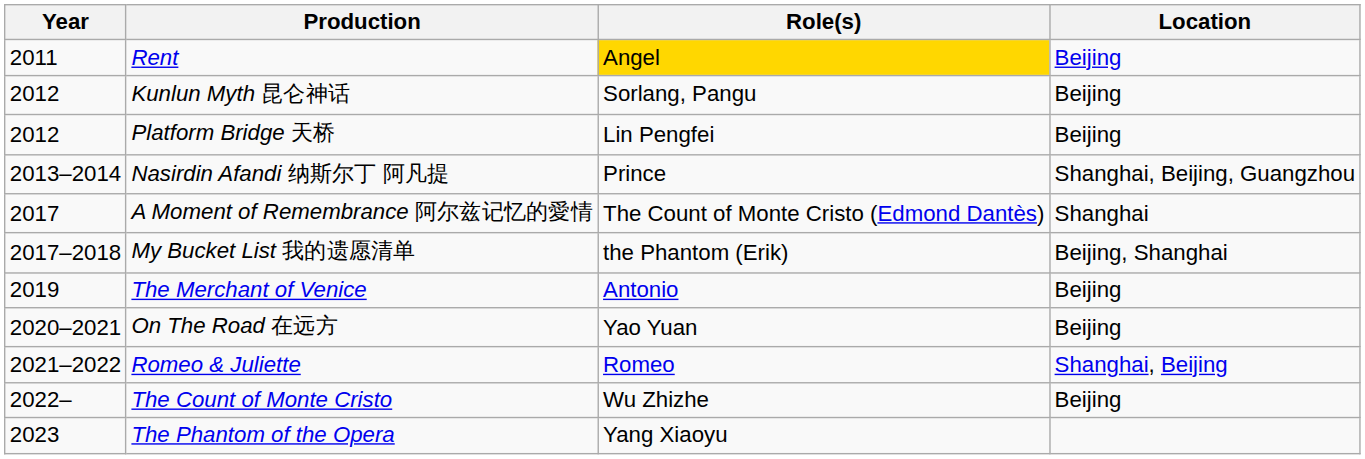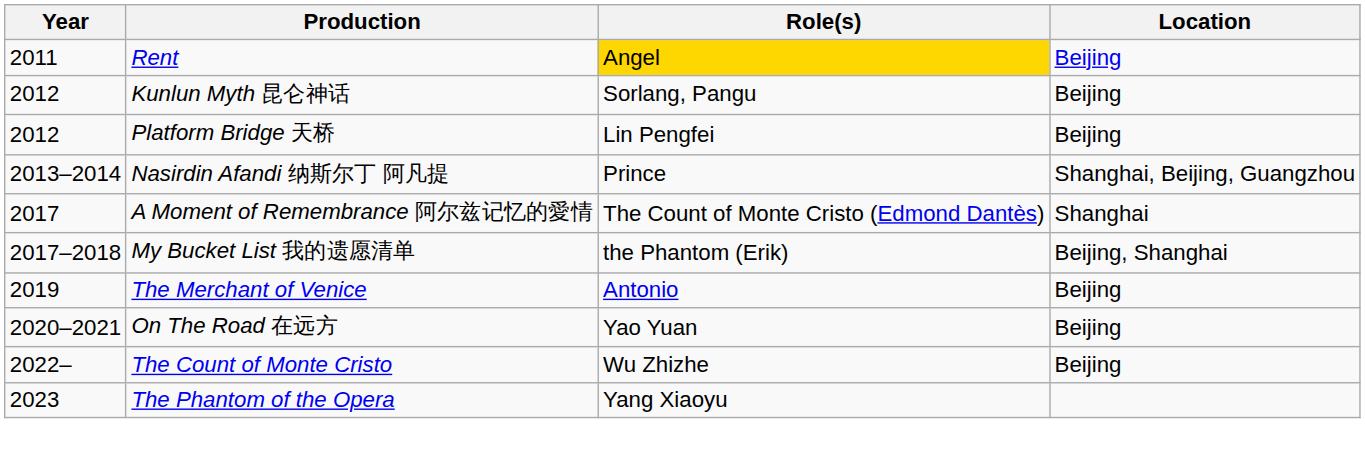- row: (216, 364)
